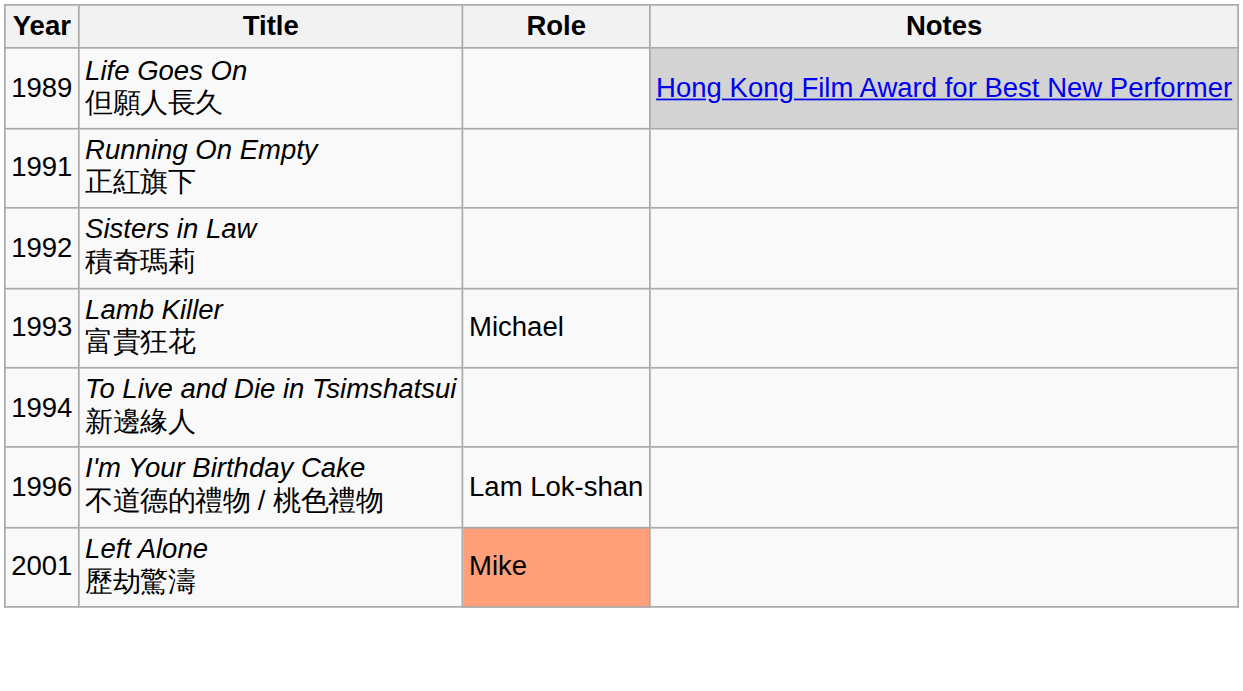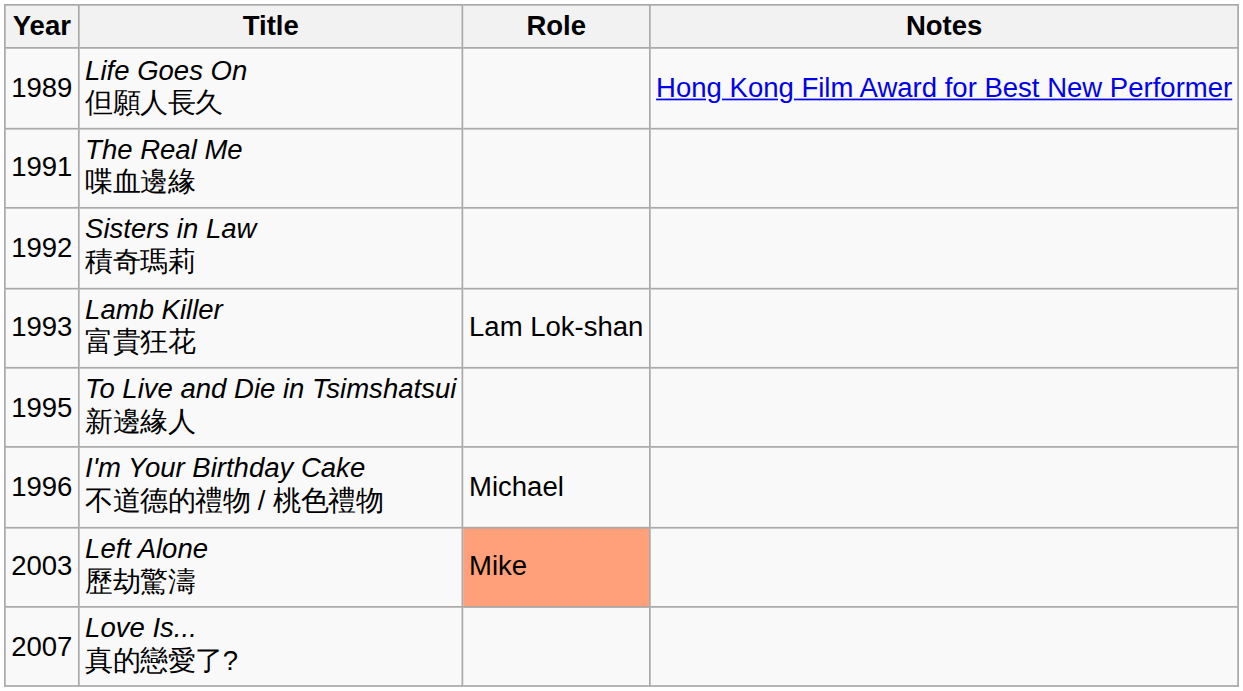(944, 88) lightgrey background -> (944, 88) no background
+ row: (164, 166)
- row: (201, 166)
(516, 327) Michael -> (556, 327) Lam Lok-shan
(42, 407) 1994 -> (42, 407) 1995
(556, 486) Lam Lok-shan -> (516, 486) Michael
(42, 566) 2001 -> (42, 566) 2003
+ row: (162, 644)
